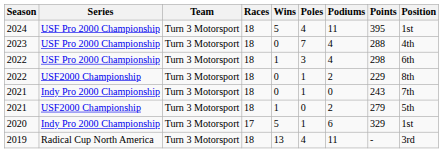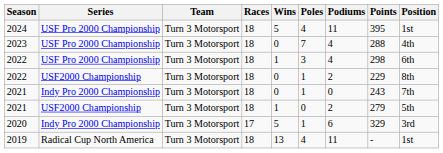(407, 124) 1st -> (408, 124) 3rd
(408, 140) 3rd -> (407, 140) 1st
